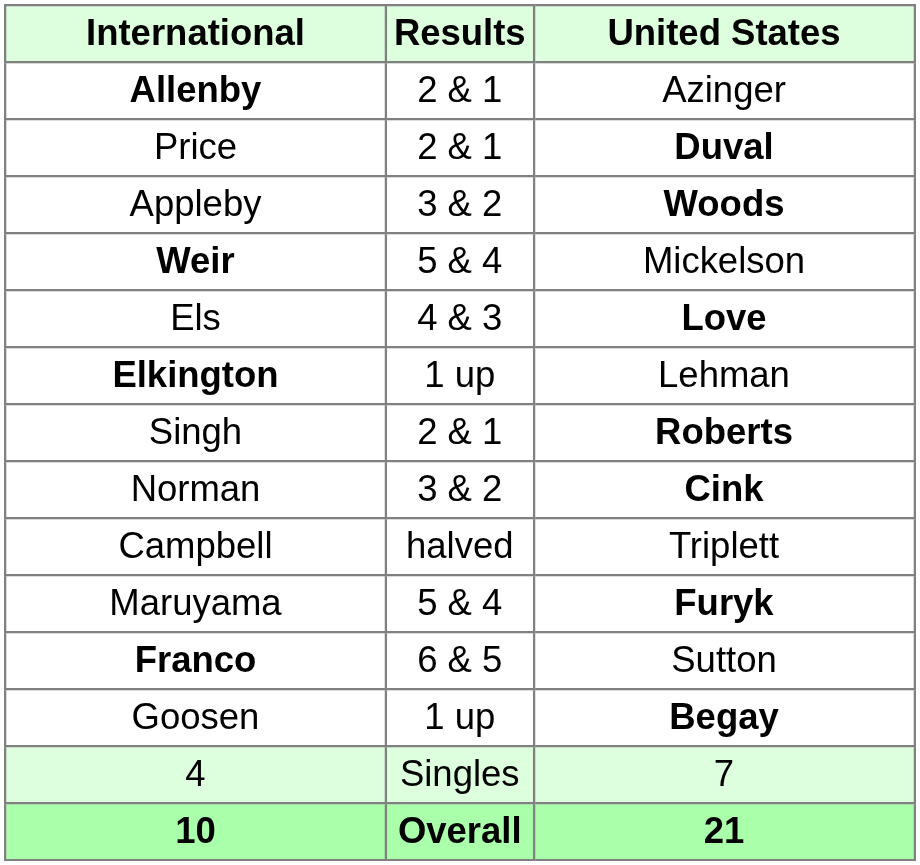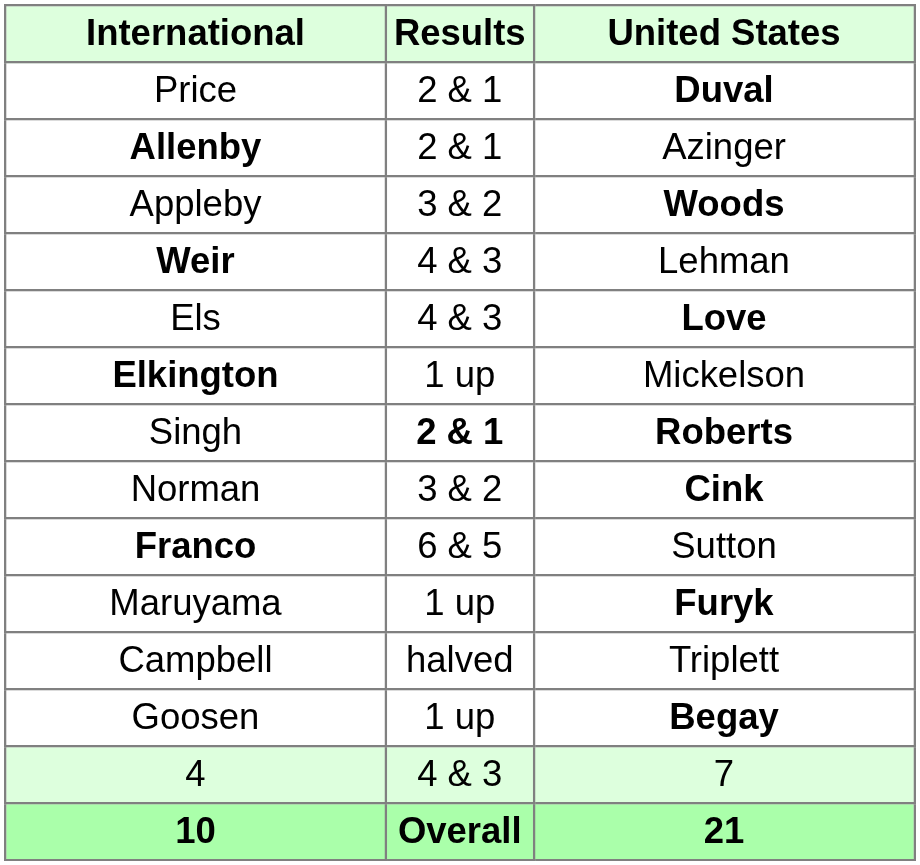rows swapped: (196, 90) <-> (196, 146)
(460, 260) 5 & 4 -> (460, 260) 4 & 3
(724, 260) Mickelson -> (724, 260) Lehman
(724, 374) Lehman -> (724, 374) Mickelson
(460, 432) normal -> (460, 432) bold
rows swapped: (196, 660) <-> (196, 546)
(460, 602) 5 & 4 -> (460, 602) 1 up
(460, 774) Singles -> (460, 774) 4 & 3
